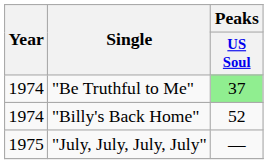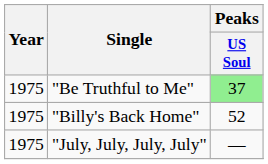(26, 88) 1974 -> (26, 88) 1975
(26, 116) 1974 -> (26, 116) 1975
